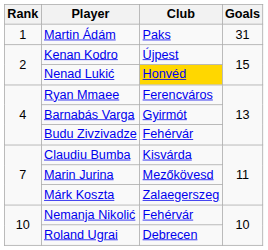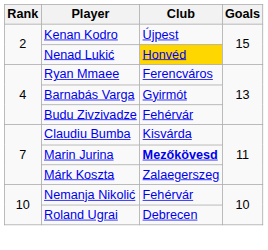- row: (80, 34)
(178, 174) normal -> (180, 154) bold
